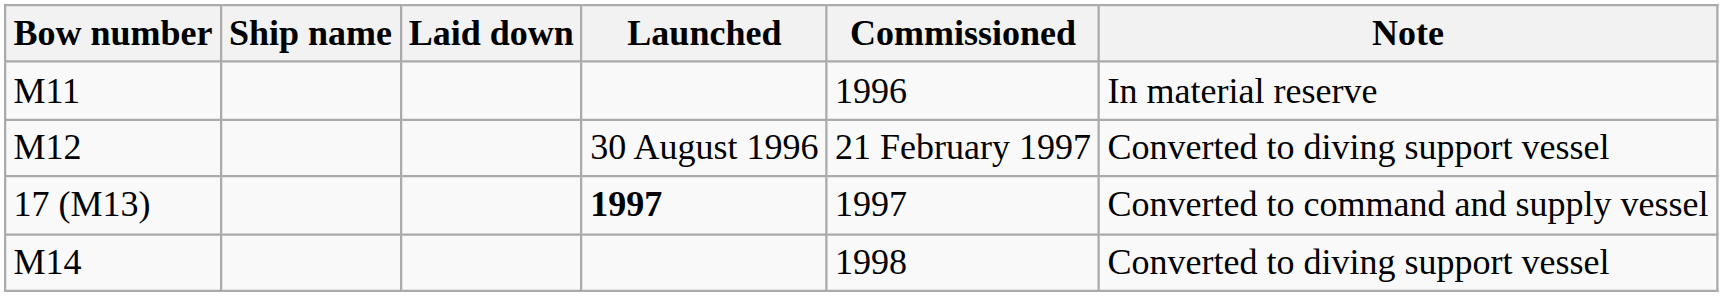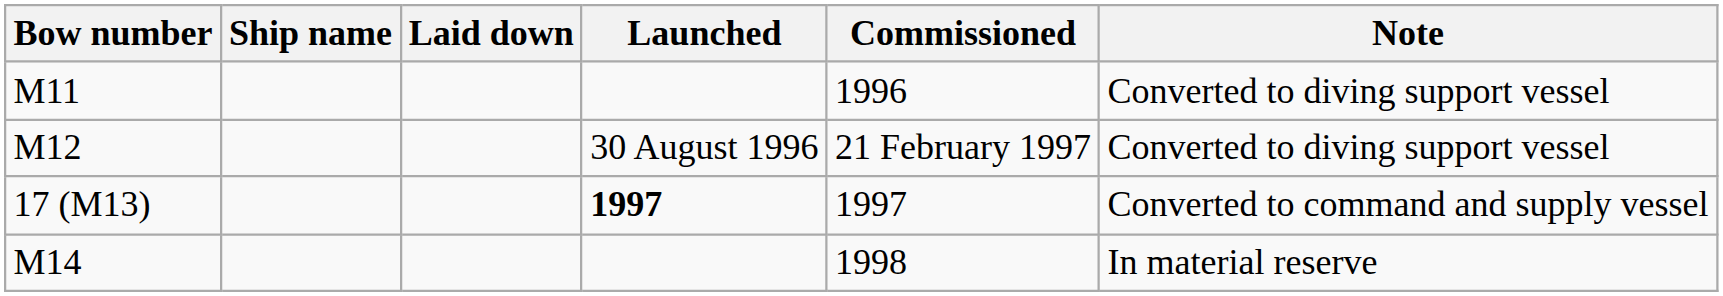(1242, 90) In material reserve -> (1359, 90) Converted to diving support vessel
(1359, 261) Converted to diving support vessel -> (1242, 261) In material reserve
